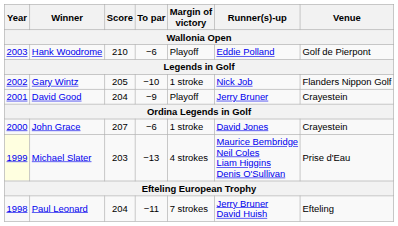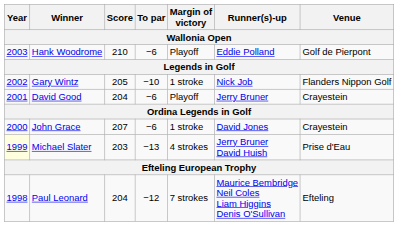(151, 97) −9 -> (151, 97) −6
(257, 158) Maurice Bembridge Neil Coles Liam Higgins Denis O'Sullivan -> (242, 147) Jerry Bruner David Huish
(151, 209) −11 -> (151, 198) −12
(242, 209) Jerry Bruner David Huish -> (257, 198) Maurice Bembridge Neil Coles Liam Higgins Denis O'Sullivan
